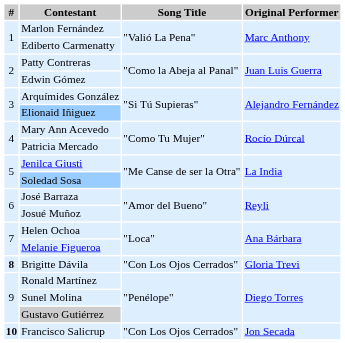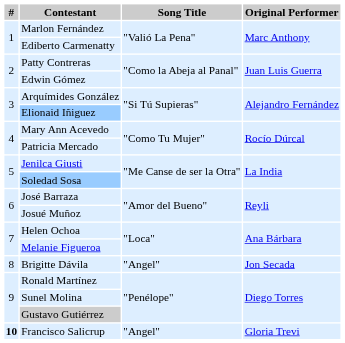(11, 264) bold -> (11, 264) normal
(181, 264) "Con Los Ojos Cerrados" -> (142, 264) "Angel"
(272, 264) Gloria Trevi -> (270, 264) Jon Secada
(181, 331) "Con Los Ojos Cerrados" -> (142, 331) "Angel"
(270, 331) Jon Secada -> (272, 331) Gloria Trevi
